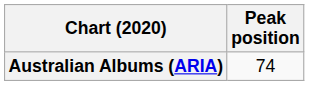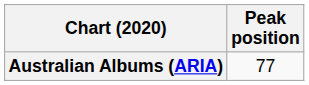(265, 66) 74 -> (265, 66) 77
